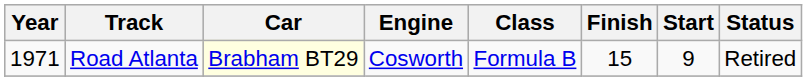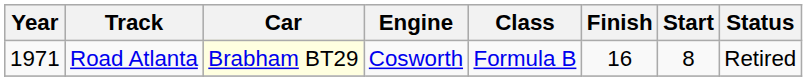(620, 58) 15 -> (620, 58) 16
(688, 58) 9 -> (688, 58) 8
